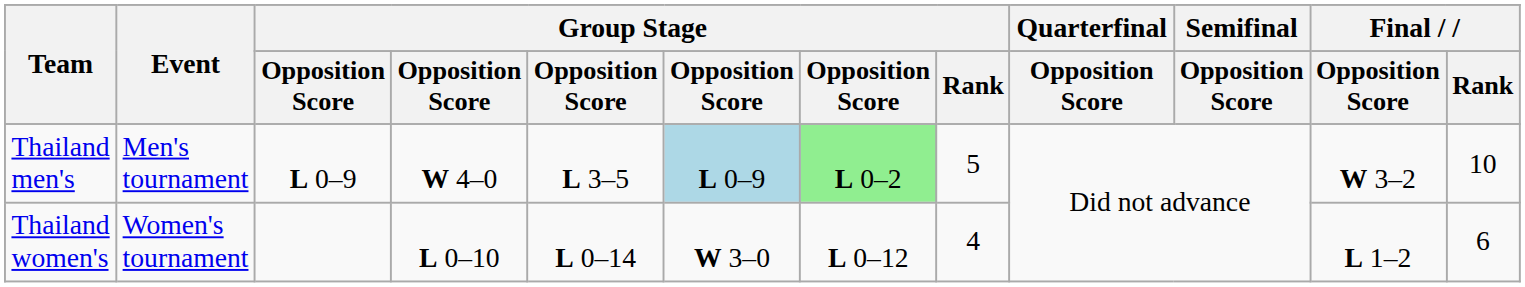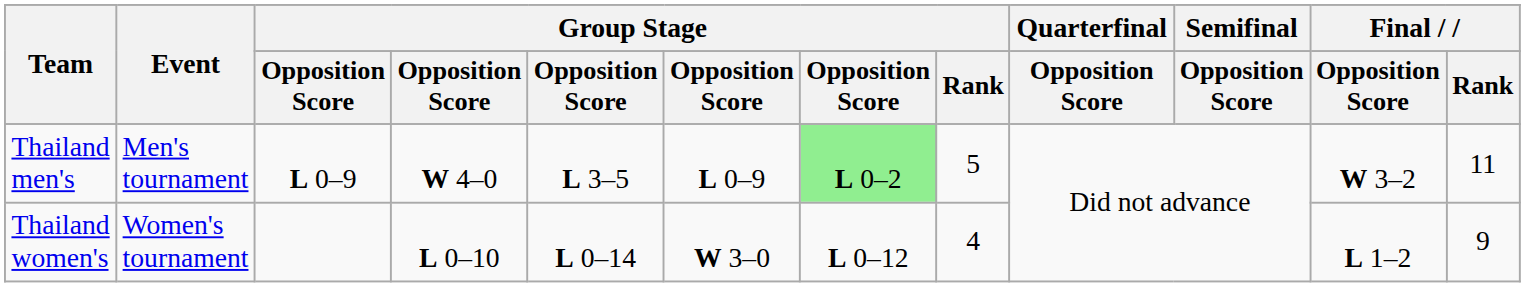(732, 179) lightblue background -> (732, 179) no background
(1483, 163) 10 -> (1483, 163) 11
(1483, 241) 6 -> (1483, 241) 9
